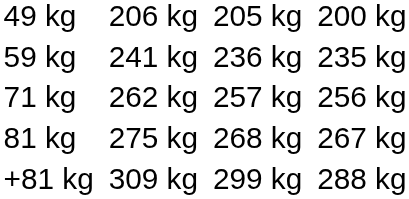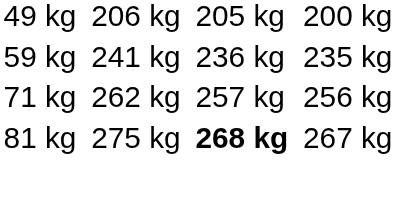(258, 138) normal -> (242, 138) bold
- row: (49, 179)
